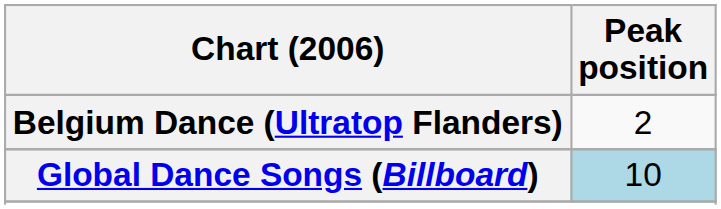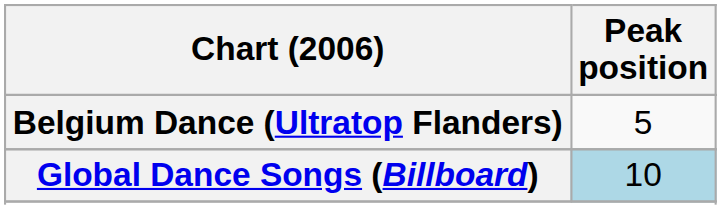(643, 121) 2 -> (643, 121) 5
